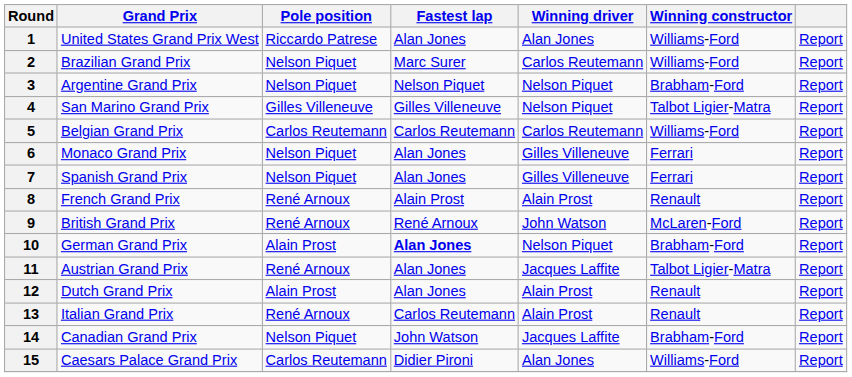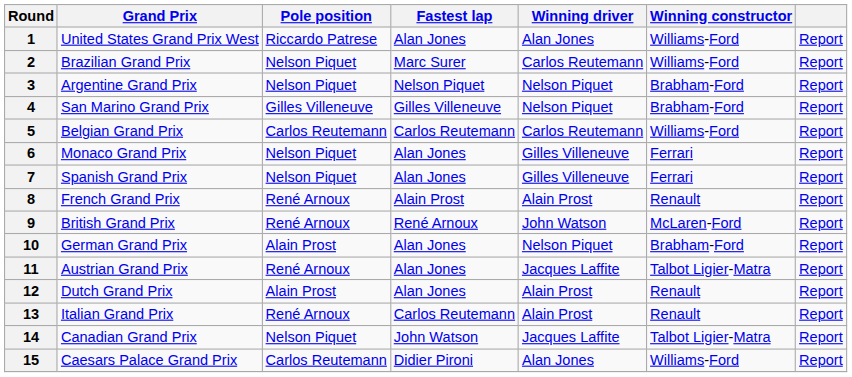(710, 107) Talbot Ligier-Matra -> (697, 107) Brabham-Ford
(433, 245) bold -> (430, 245) normal
(697, 337) Brabham-Ford -> (710, 337) Talbot Ligier-Matra
